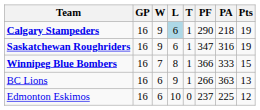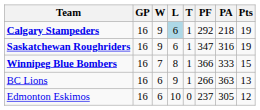(205, 30) 290 -> (205, 30) 292
(226, 97) 225 -> (226, 97) 305
